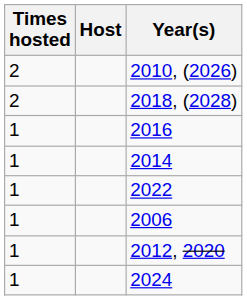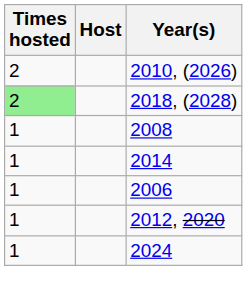(14, 100) no background -> (14, 100) lightgreen background
+ row: (151, 130)
- row: (151, 130)
- row: (151, 190)
